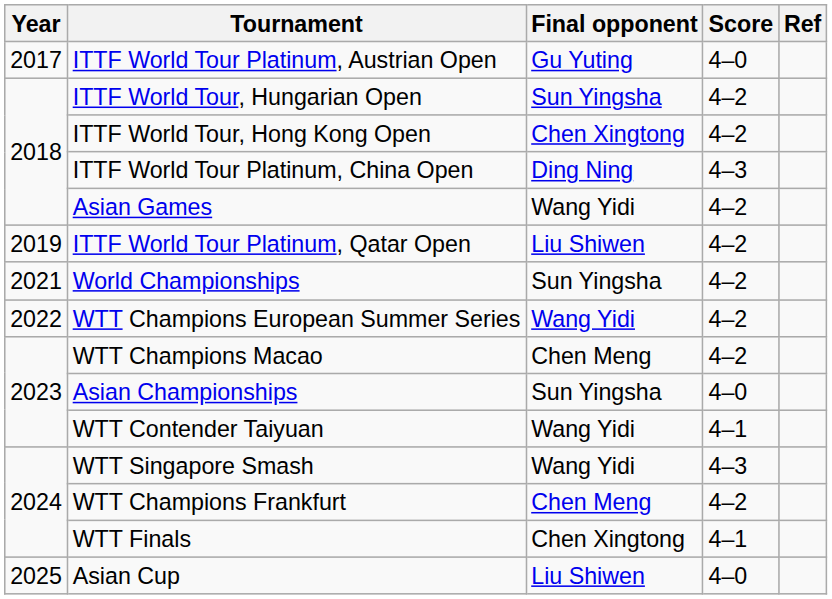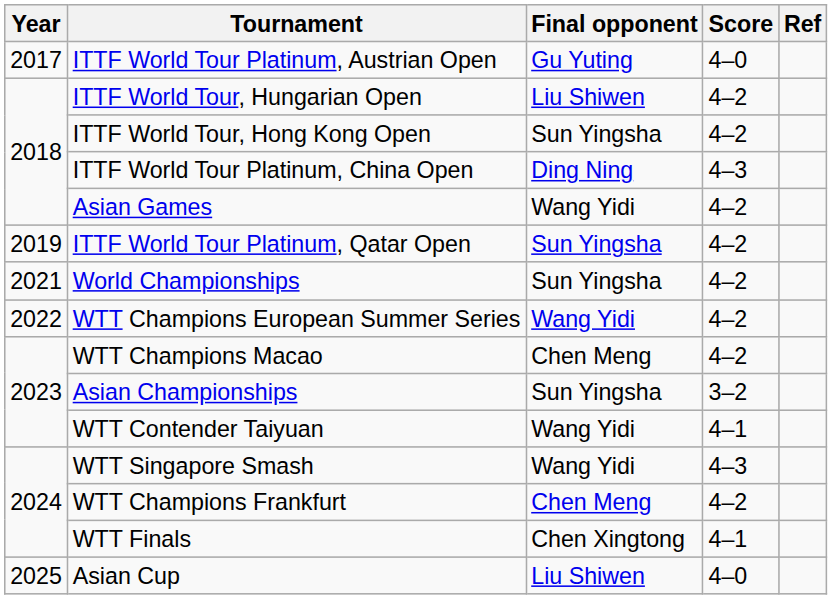(596, 97) Sun Yingsha -> (588, 97) Liu Shiwen
(608, 134) Chen Xingtong -> (596, 134) Sun Yingsha
(588, 244) Liu Shiwen -> (596, 244) Sun Yingsha
(728, 392) 4–0 -> (728, 392) 3–2
